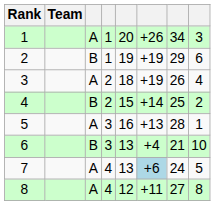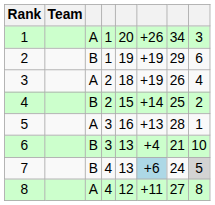(93, 168) A -> (93, 168) B
(199, 168) no background -> (199, 168) lightgrey background
